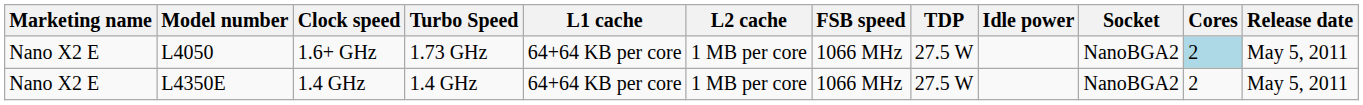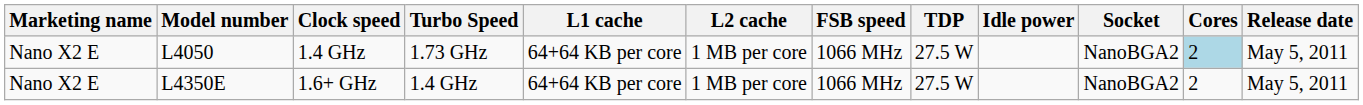(337, 52) 1.6+ GHz -> (332, 52) 1.4 GHz
(332, 83) 1.4 GHz -> (337, 83) 1.6+ GHz
